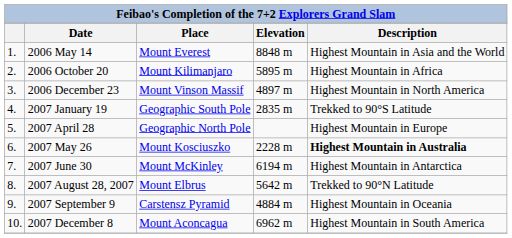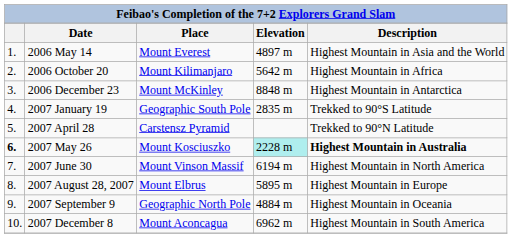(274, 52) 8848 m -> (274, 52) 4897 m
(274, 71) 5895 m -> (274, 71) 5642 m
(191, 90) Mount Vinson Massif -> (181, 90) Mount McKinley
(274, 90) 4897 m -> (274, 90) 8848 m
(397, 90) Highest Mountain in North America -> (386, 90) Highest Mountain in Antarctica
(195, 128) Geographic North Pole -> (184, 128) Carstensz Pyramid
(379, 128) Highest Mountain in Europe -> (372, 128) Trekked to 90°N Latitude
(12, 147) normal -> (12, 147) bold
(274, 147) no background -> (274, 147) paleturquoise background
(181, 166) Mount McKinley -> (191, 166) Mount Vinson Massif
(386, 166) Highest Mountain in Antarctica -> (397, 166) Highest Mountain in North America
(274, 185) 5642 m -> (274, 185) 5895 m
(372, 185) Trekked to 90°N Latitude -> (379, 185) Highest Mountain in Europe
(184, 204) Carstensz Pyramid -> (195, 204) Geographic North Pole
